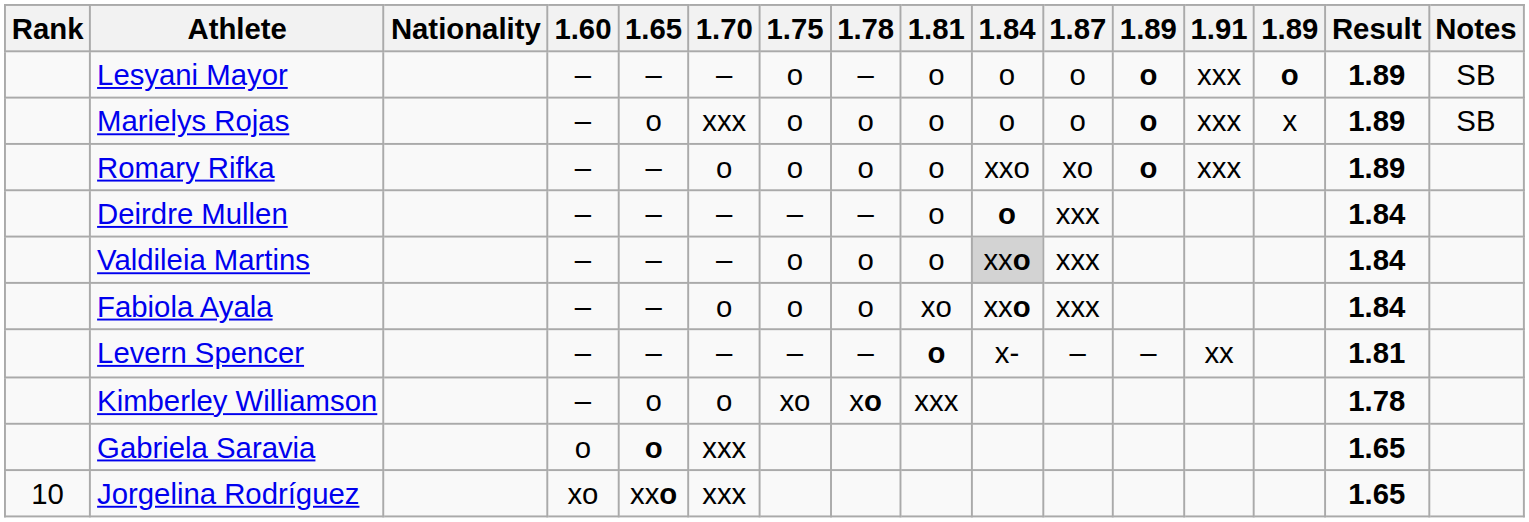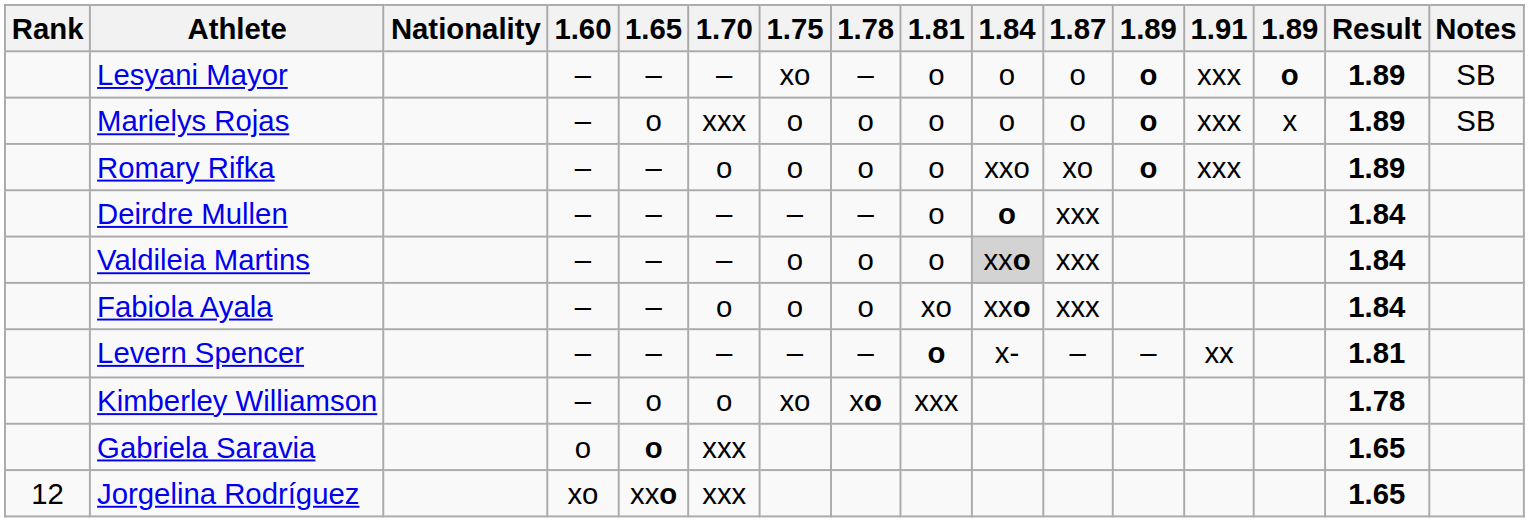(795, 75) o -> (795, 75) xo
(48, 493) 10 -> (48, 493) 12
